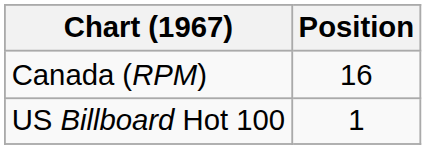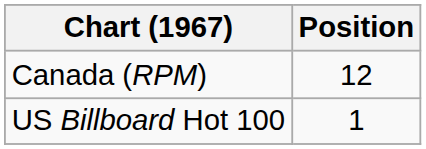(356, 74) 16 -> (356, 74) 12
